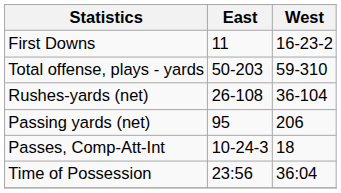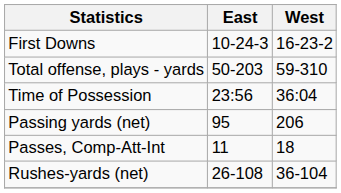(220, 43) 11 -> (240, 43) 10-24-3
rows swapped: (78, 95) <-> (80, 174)
(240, 148) 10-24-3 -> (220, 148) 11
